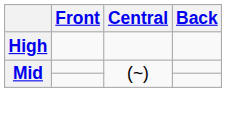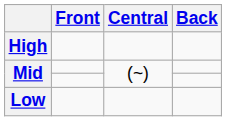+ row: (28, 101)
